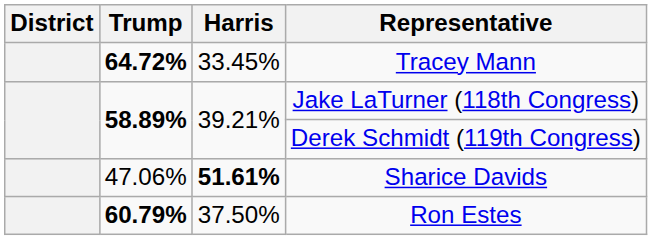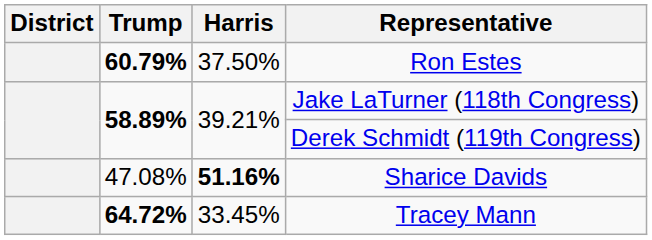rows swapped: (466, 61) <-> (466, 215)
(146, 176) 47.06% -> (146, 176) 47.08%
(239, 176) 51.61% -> (239, 176) 51.16%
